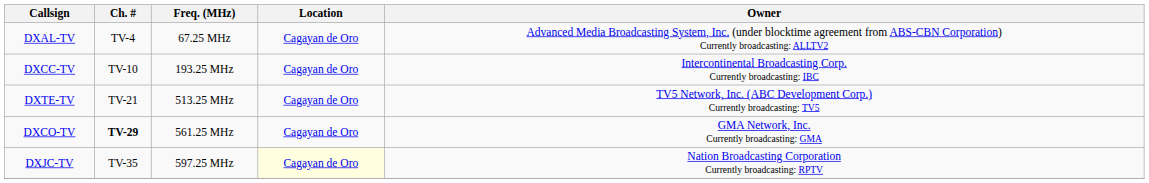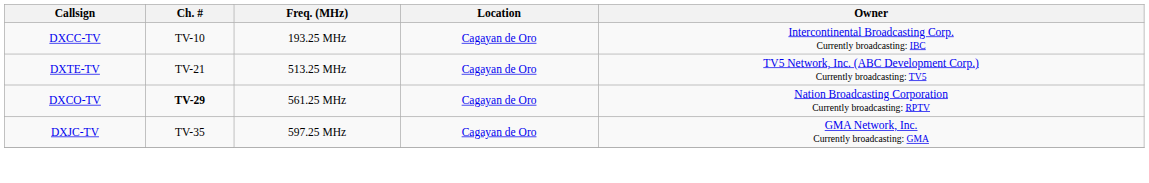- row: (50, 38)
(764, 132) GMA Network, Inc. Currently broadcasting: GMA -> (871, 100) Nation Broadcasting Corporation Currently broadcasting: RPTV
(321, 163) lightyellow background -> (499, 132) no background
(764, 163) Nation Broadcasting Corporation Currently broadcasting: RPTV -> (871, 132) GMA Network, Inc. Currently broadcasting: GMA
